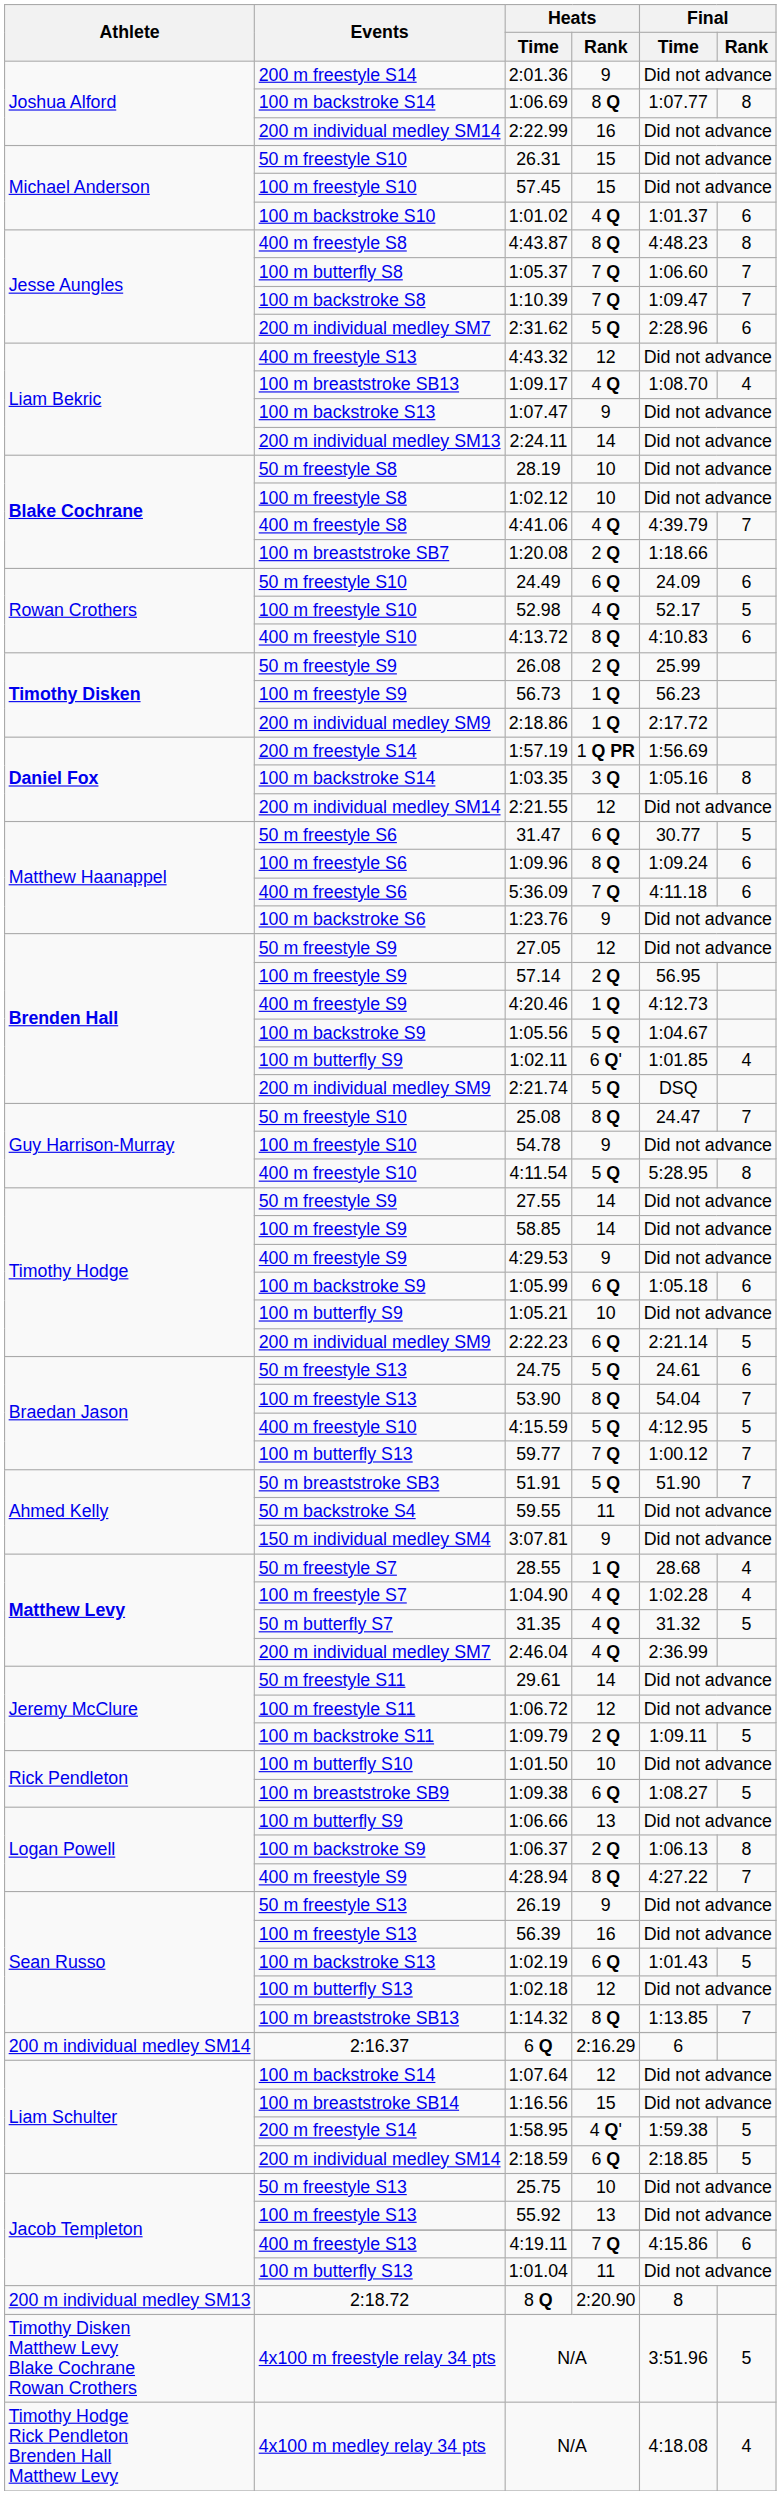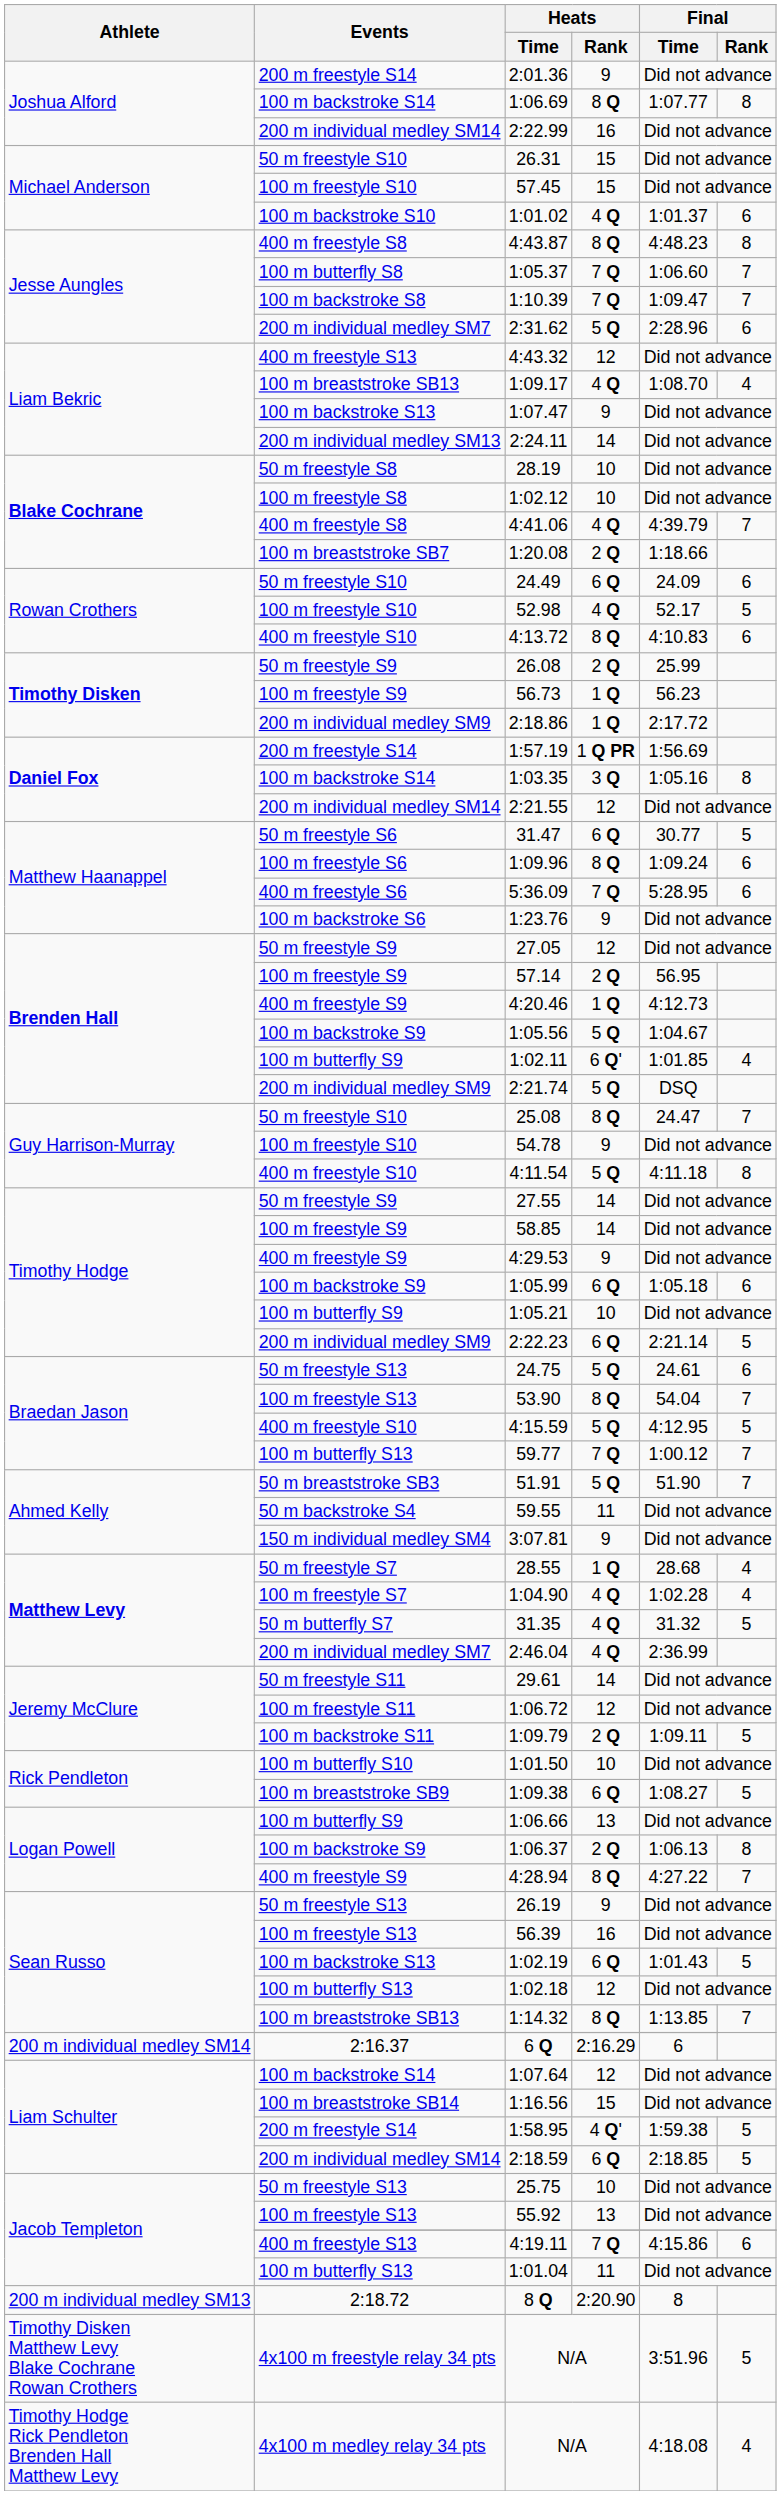(678, 891) 4:11.18 -> (678, 891) 5:28.95
(678, 1173) 5:28.95 -> (678, 1173) 4:11.18
